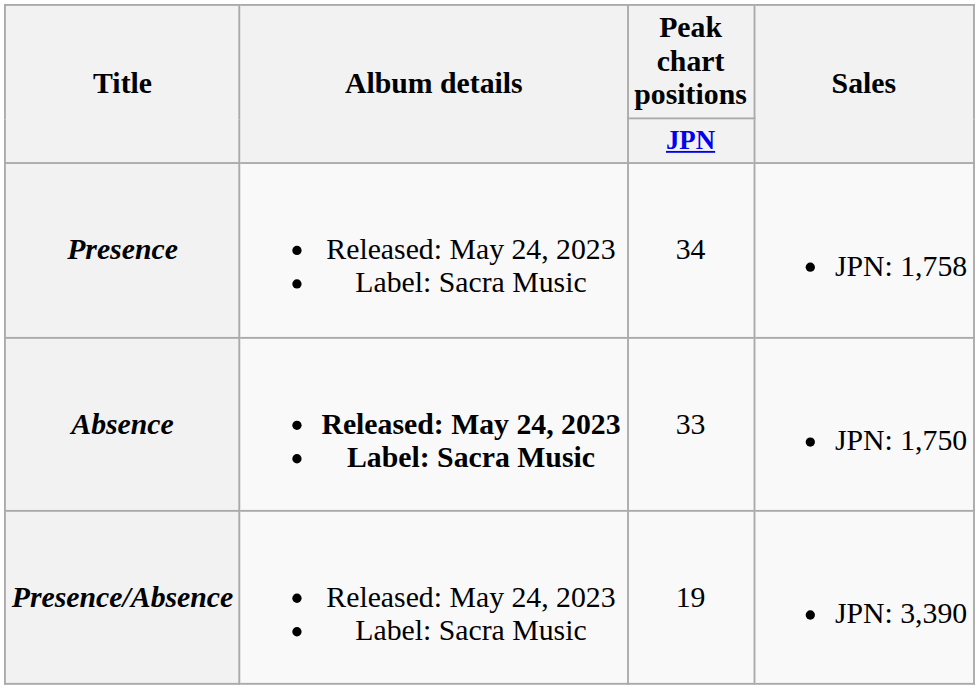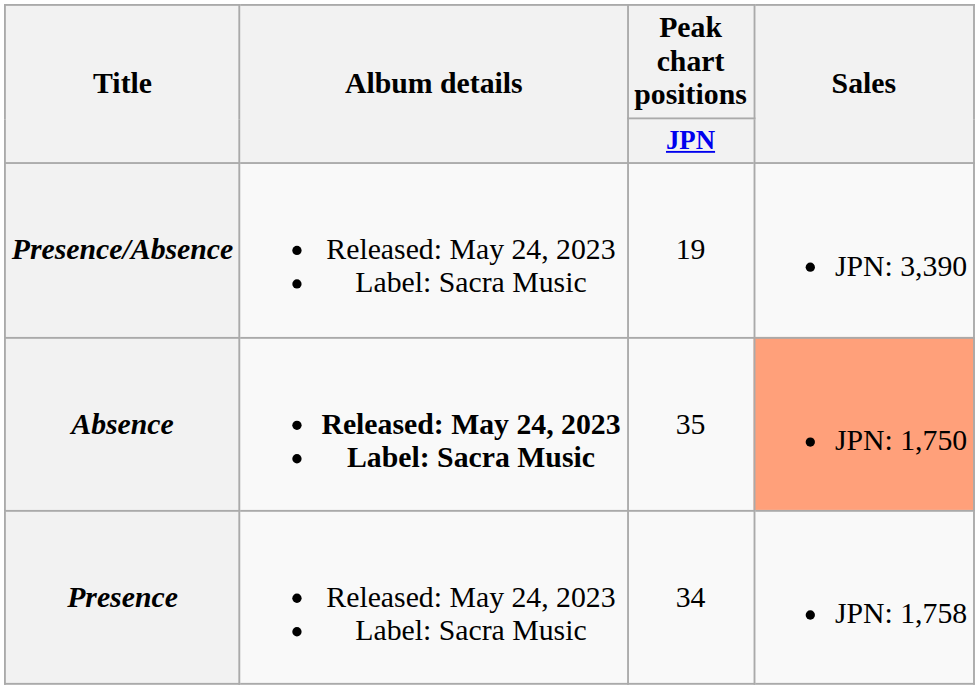rows swapped: (123, 249) <-> (123, 597)
(691, 423) 33 -> (691, 423) 35
(864, 441) no background -> (864, 441) lightsalmon background
